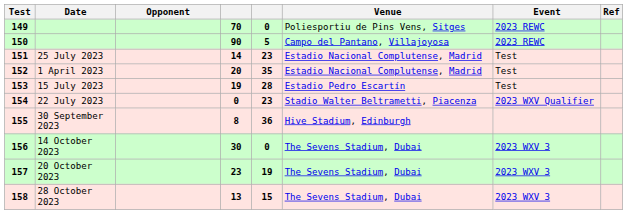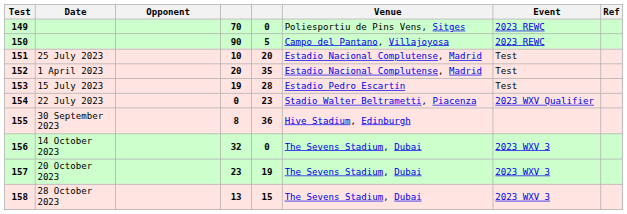(236, 56) 14 -> (236, 56) 10
(267, 56) 23 -> (267, 56) 20
(236, 146) 30 -> (236, 146) 32
